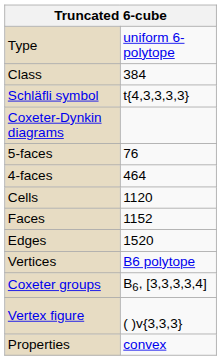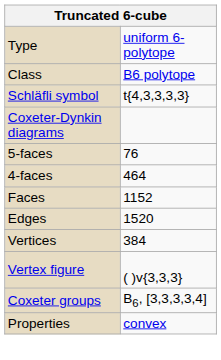(135, 74) 384 -> (159, 74) B6 polytope
- row: (23, 197)
(159, 262) B6 polytope -> (135, 240) 384
rows swapped: (46, 315) <-> (54, 285)
